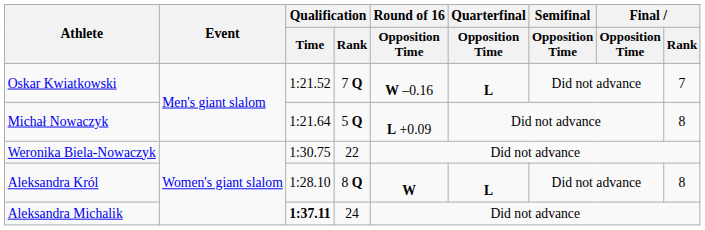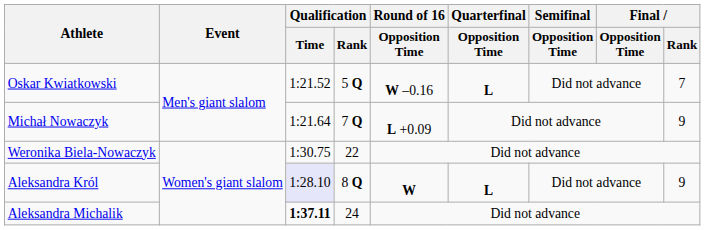(352, 83) 7 Q -> (352, 83) 5 Q
(352, 122) 5 Q -> (352, 122) 7 Q
(682, 122) 8 -> (682, 122) 9
(310, 183) no background -> (310, 183) lavender background
(682, 183) 8 -> (682, 183) 9
